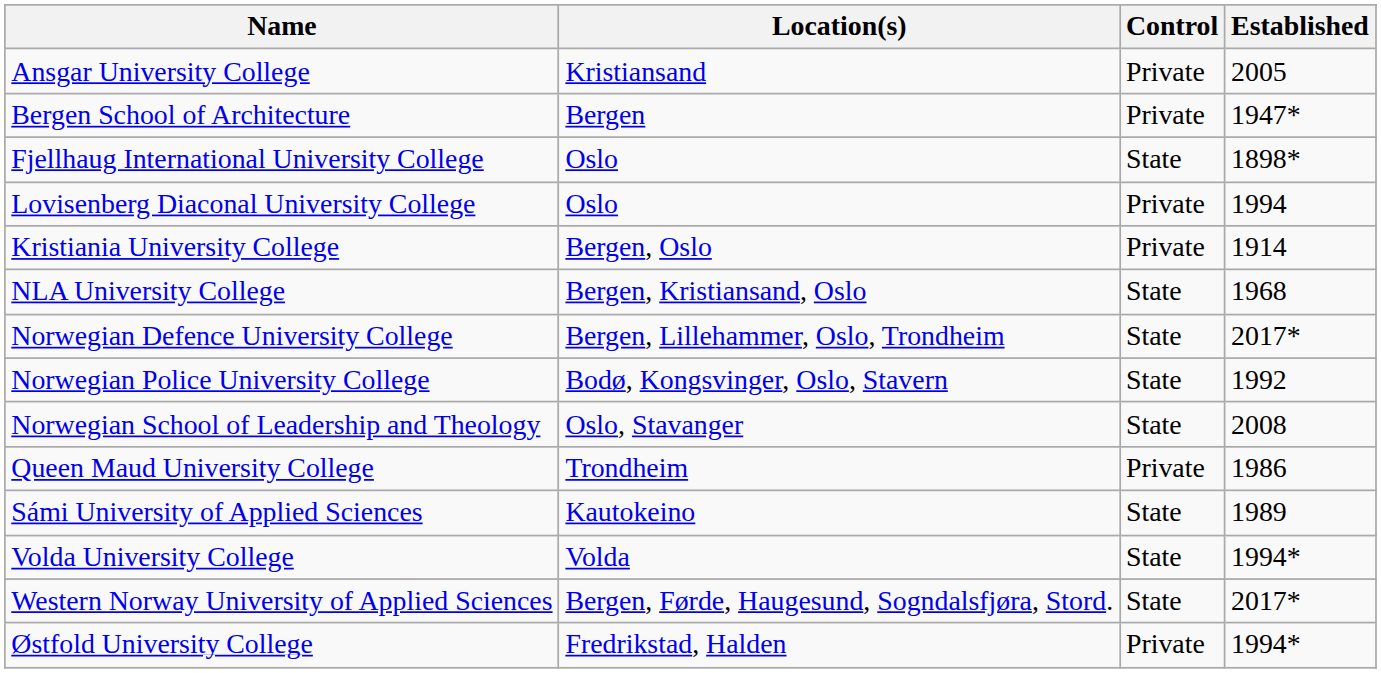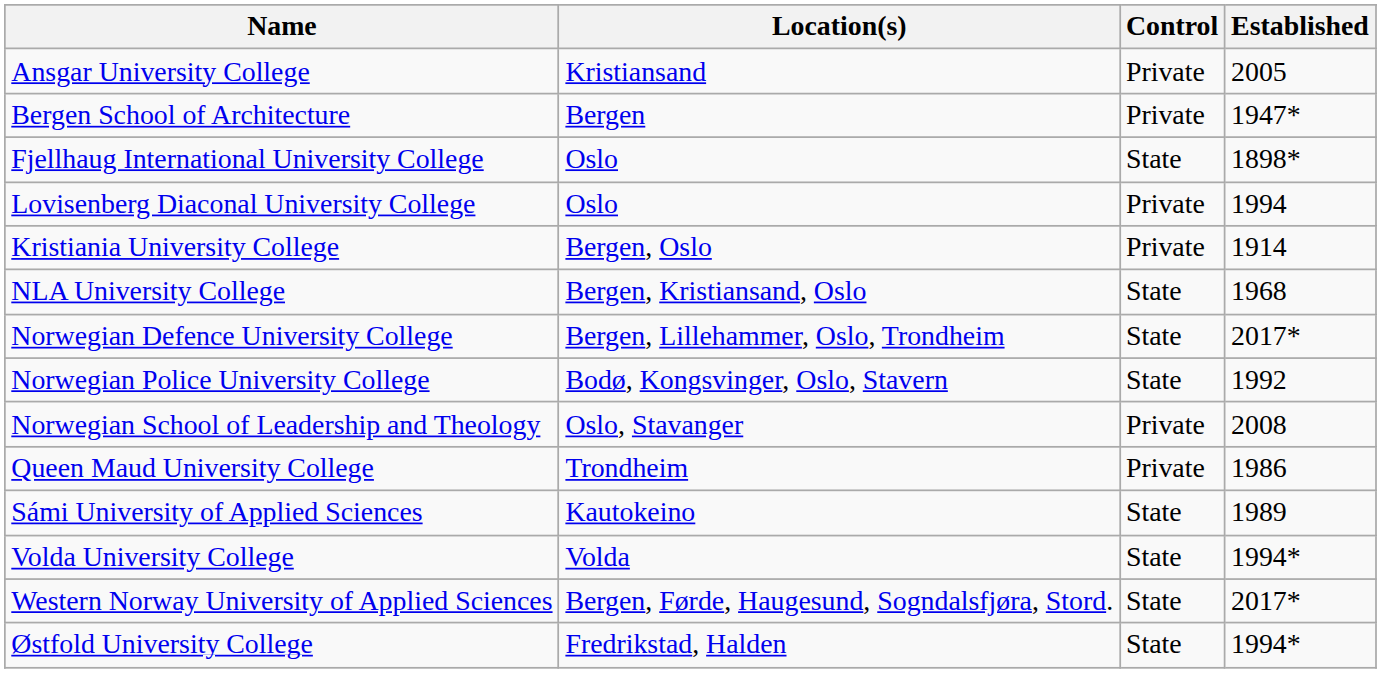(1154, 423) State -> (1165, 423) Private
(1165, 644) Private -> (1154, 644) State
